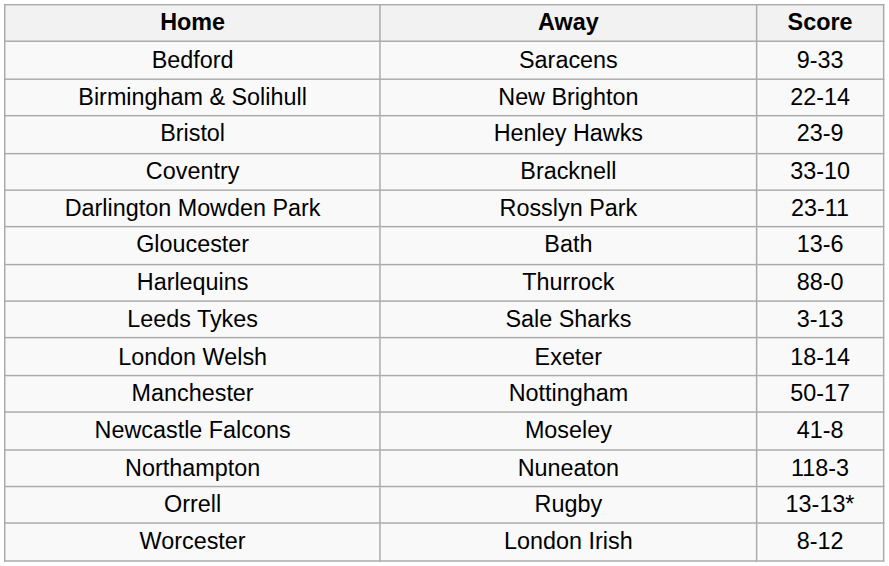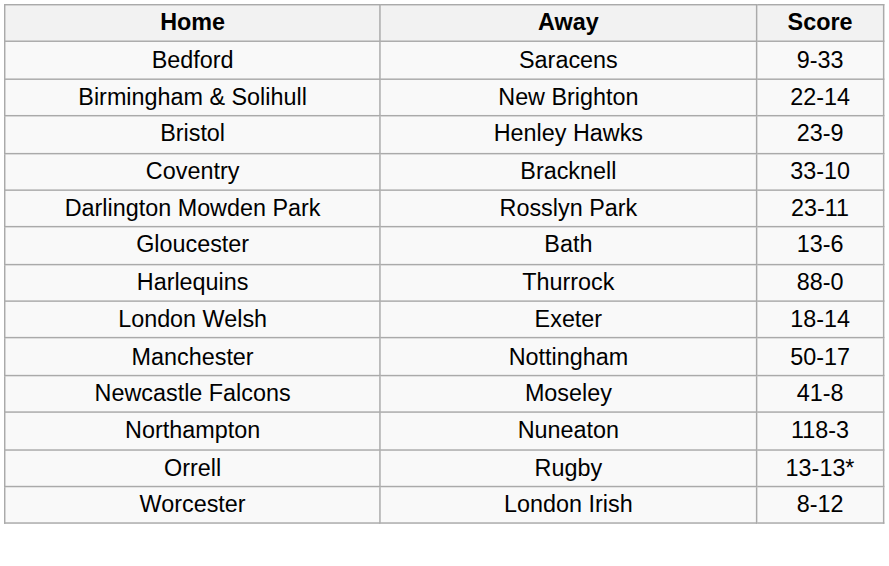- row: (193, 319)
